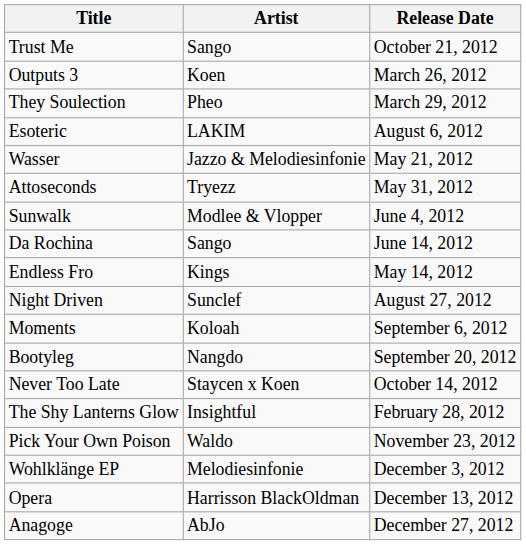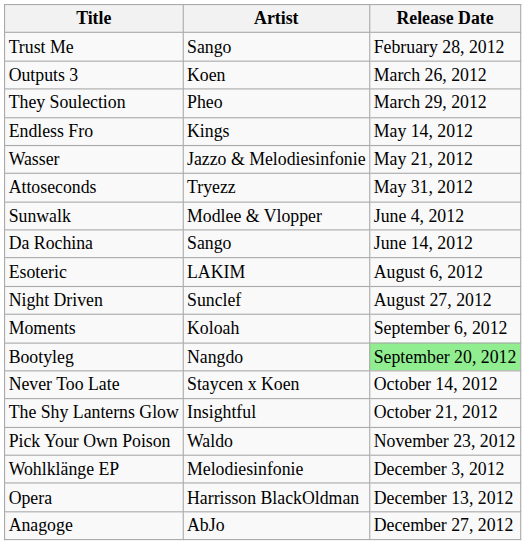(436, 46) October 21, 2012 -> (439, 46) February 28, 2012
rows swapped: (51, 272) <-> (38, 131)
(445, 356) no background -> (445, 356) lightgreen background
(439, 412) February 28, 2012 -> (436, 412) October 21, 2012
